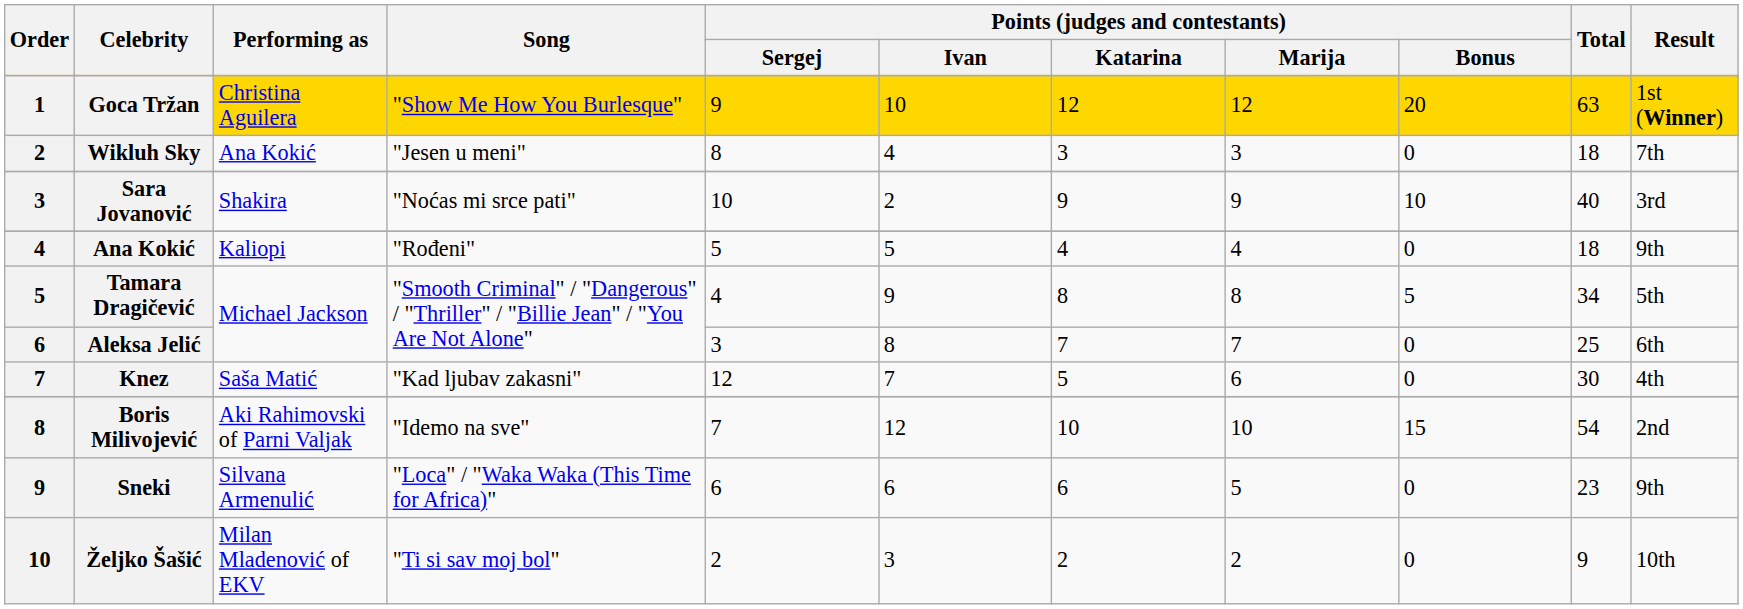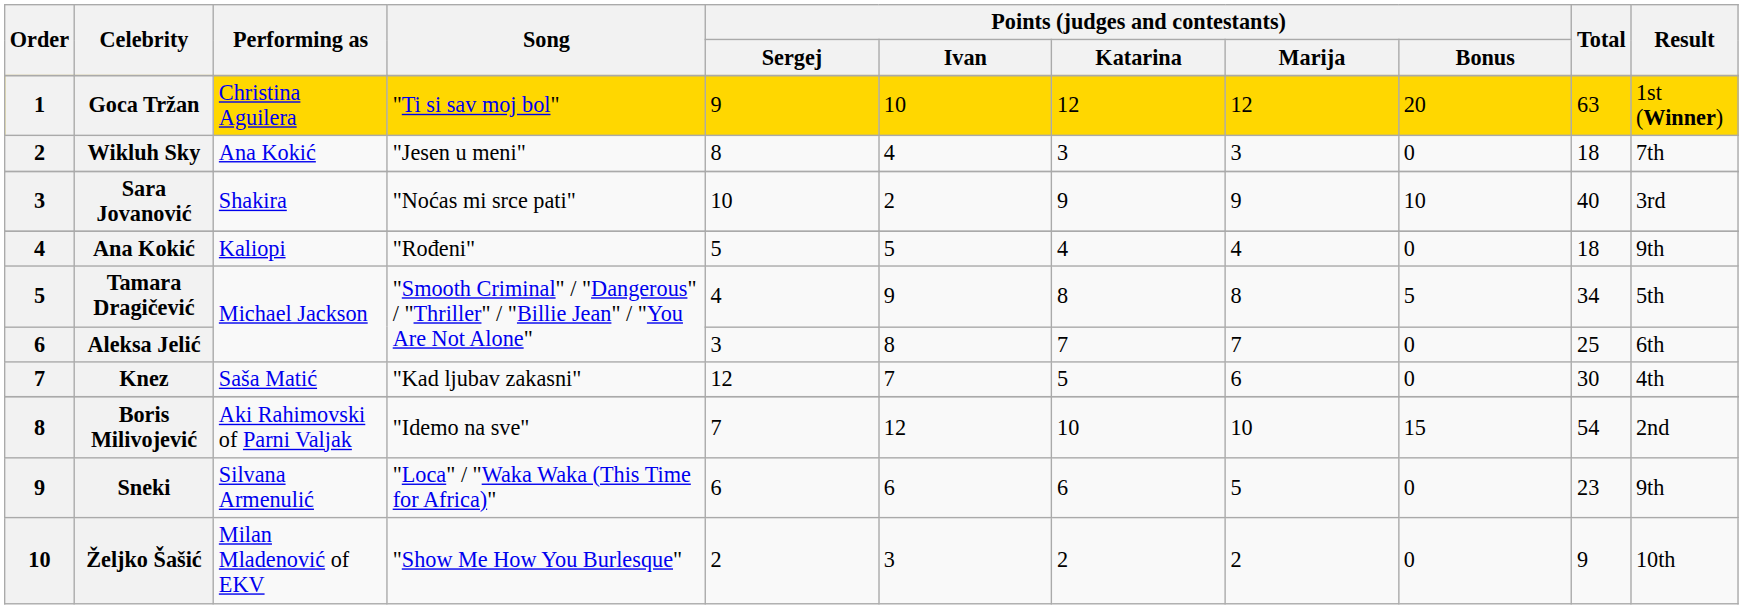(537, 105) "Show Me How You Burlesque" -> (476, 105) "Ti si sav moj bol"
(476, 560) "Ti si sav moj bol" -> (537, 560) "Show Me How You Burlesque"
